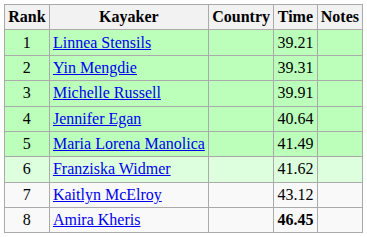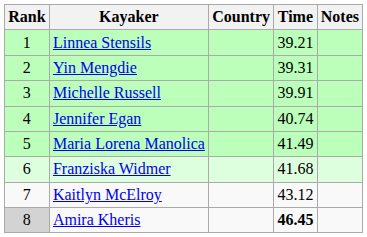(295, 118) 40.64 -> (295, 118) 40.74
(295, 169) 41.62 -> (295, 169) 41.68
(27, 220) no background -> (27, 220) lightgrey background
